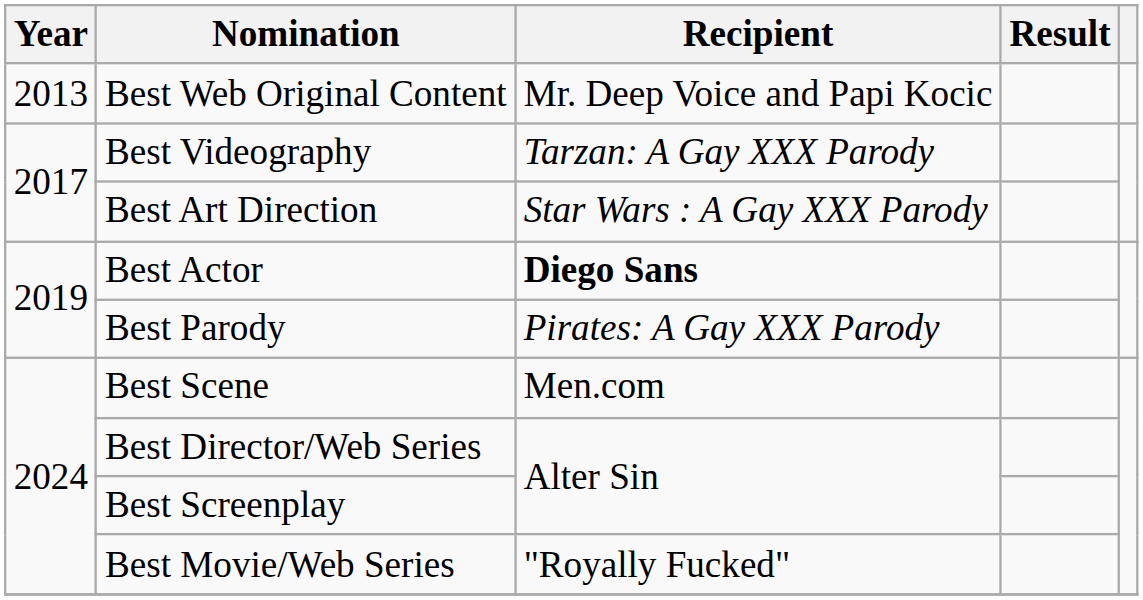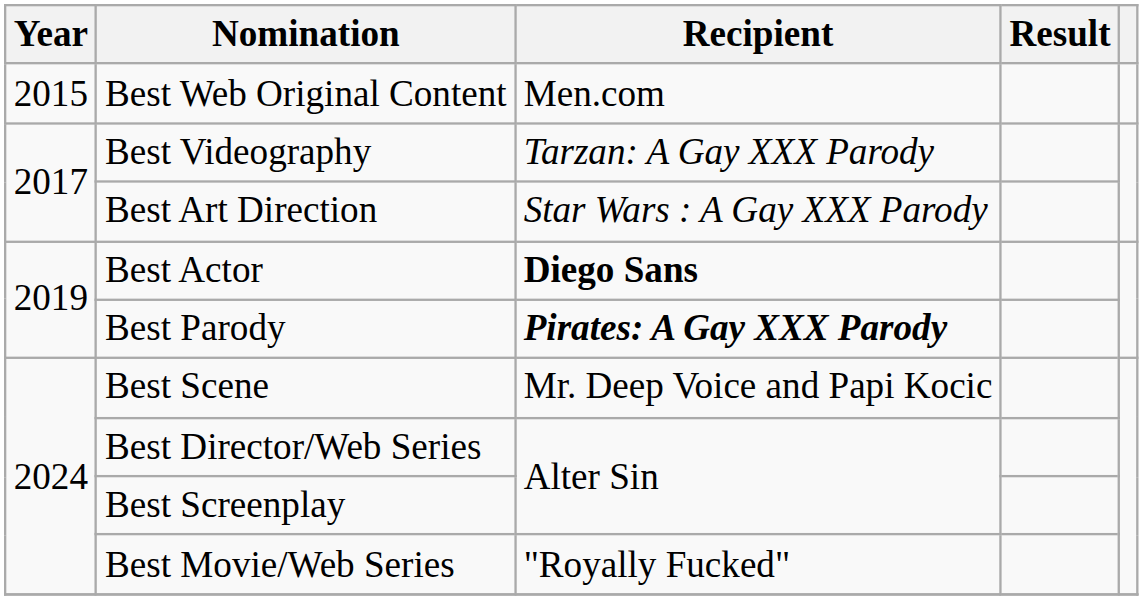(51, 92) 2013 -> (51, 92) 2015
(758, 92) Mr. Deep Voice and Papi Kocic -> (594, 92) Men.com
(732, 328) normal -> (735, 328) bold
(594, 387) Men.com -> (758, 387) Mr. Deep Voice and Papi Kocic
